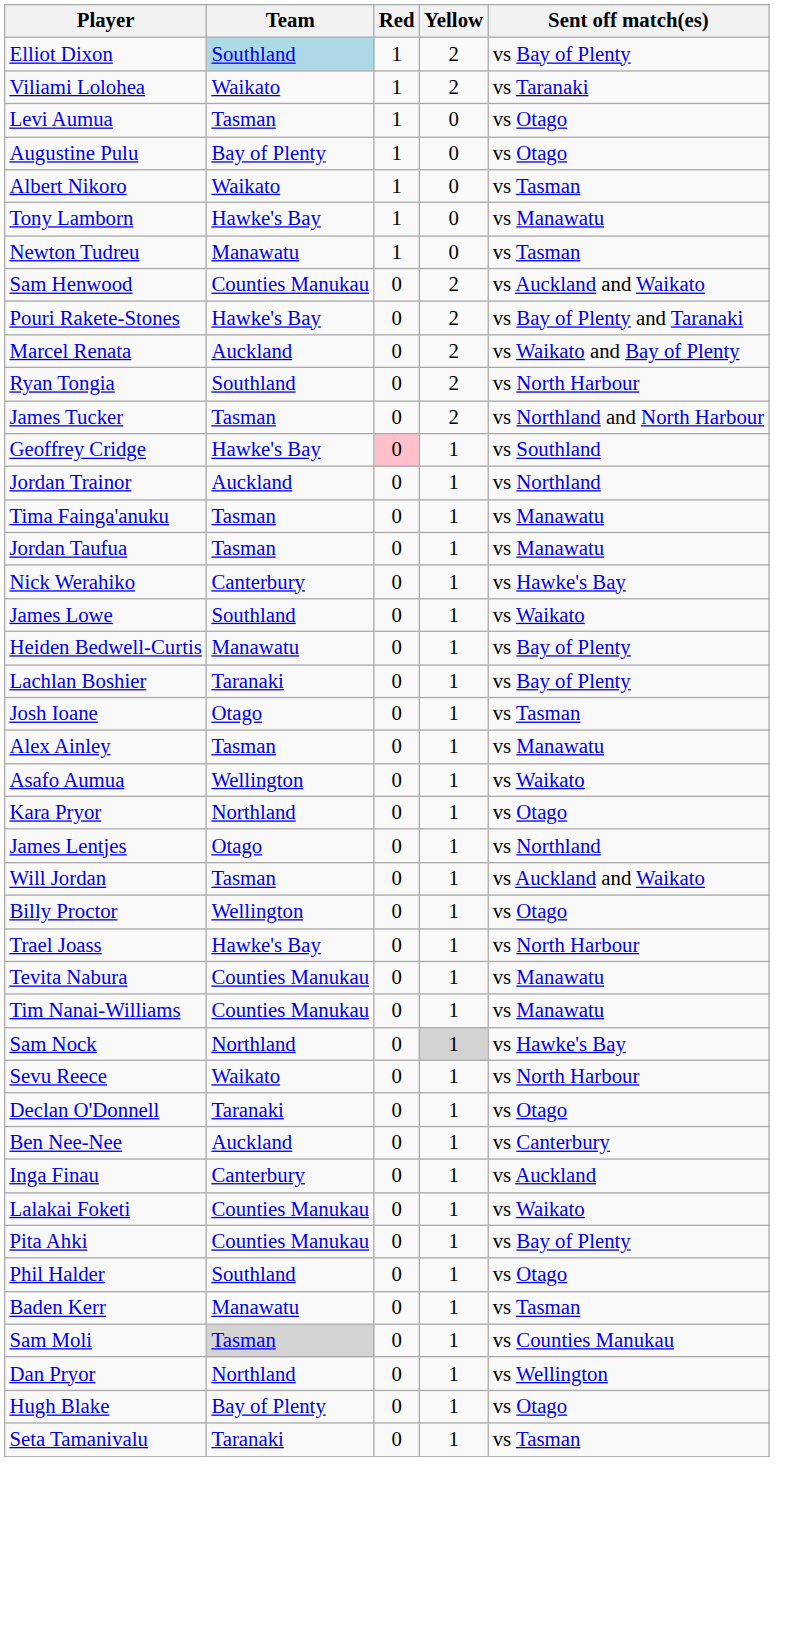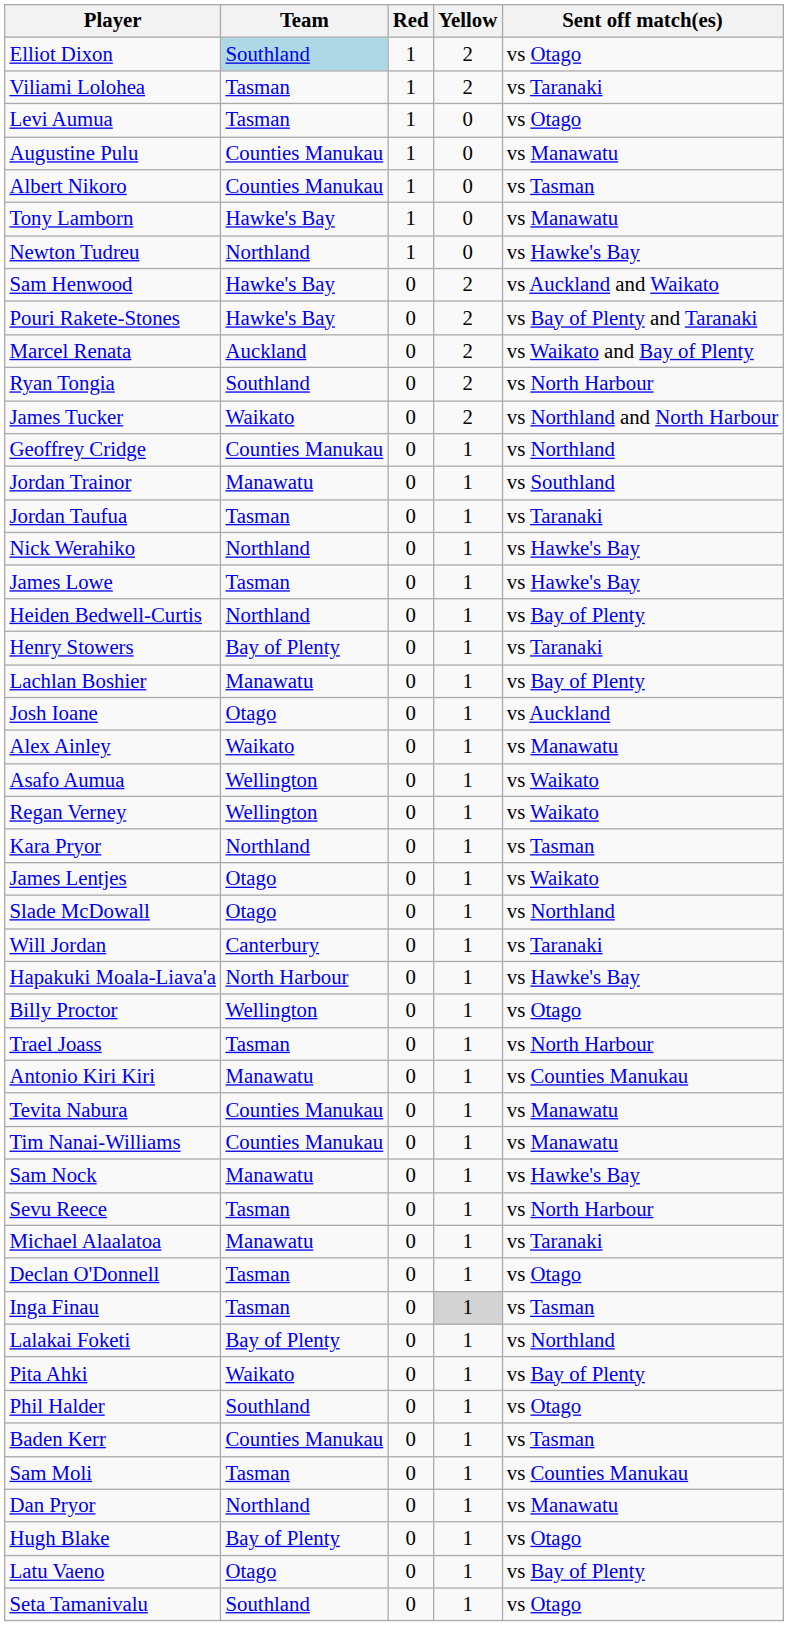(562, 53) vs Bay of Plenty -> (544, 53) vs Otago
(246, 86) Waikato -> (258, 86) Tasman
(269, 152) Bay of Plenty -> (304, 152) Counties Manukau
(530, 152) vs Otago -> (562, 152) vs Manawatu
(246, 185) Waikato -> (304, 185) Counties Manukau
(255, 251) Manawatu -> (268, 251) Northland
(536, 251) vs Tasman -> (573, 251) vs Hawke's Bay
(290, 284) Counties Manukau -> (280, 284) Hawke's Bay
(244, 416) Tasman -> (260, 416) Waikato
(266, 449) Hawke's Bay -> (304, 449) Counties Manukau
(397, 449) pink background -> (411, 449) no background
(547, 449) vs Southland -> (561, 449) vs Northland
(252, 482) Auckland -> (269, 482) Manawatu
(547, 482) vs Northland -> (561, 482) vs Southland
- row: (89, 515)
(548, 548) vs Manawatu -> (555, 515) vs Taranaki
(258, 581) Canterbury -> (268, 548) Northland
(254, 614) Southland -> (258, 581) Tasman
(539, 614) vs Waikato -> (573, 581) vs Hawke's Bay
(255, 647) Manawatu -> (268, 614) Northland
+ row: (72, 647)
(248, 680) Taranaki -> (269, 680) Manawatu
(536, 713) vs Tasman -> (558, 713) vs Auckland
(244, 746) Tasman -> (260, 746) Waikato
+ row: (68, 812)
(530, 812) vs Otago -> (551, 845) vs Tasman
(547, 845) vs Northland -> (553, 878) vs Waikato
+ row: (80, 911)
(244, 878) Tasman -> (272, 944) Canterbury
(599, 878) vs Auckland and Waikato -> (555, 944) vs Taranaki
+ row: (113, 977)
(266, 944) Hawke's Bay -> (258, 1043) Tasman
+ row: (82, 1076)
(254, 1043) Northland -> (269, 1175) Manawatu
(454, 1043) lightgrey background -> (468, 1175) no background
(246, 1076) Waikato -> (258, 1208) Tasman
+ row: (85, 1241)
(248, 1109) Taranaki -> (258, 1274) Tasman
- row: (66, 1142)
(258, 1175) Canterbury -> (258, 1307) Tasman
(454, 1175) no background -> (468, 1307) lightgrey background
(544, 1175) vs Auckland -> (551, 1307) vs Tasman
(290, 1208) Counties Manukau -> (283, 1340) Bay of Plenty
(539, 1208) vs Waikato -> (561, 1340) vs Northland
(290, 1241) Counties Manukau -> (260, 1373) Waikato
(255, 1307) Manawatu -> (304, 1439) Counties Manukau
(244, 1340) lightgrey background -> (258, 1472) no background
(550, 1373) vs Wellington -> (562, 1505) vs Manawatu
+ row: (57, 1571)
(248, 1439) Taranaki -> (268, 1604) Southland
(536, 1439) vs Tasman -> (544, 1604) vs Otago
